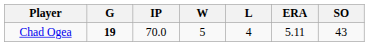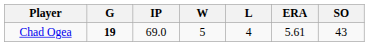(156, 32) 70.0 -> (156, 32) 69.0
(295, 32) 5.11 -> (295, 32) 5.61
